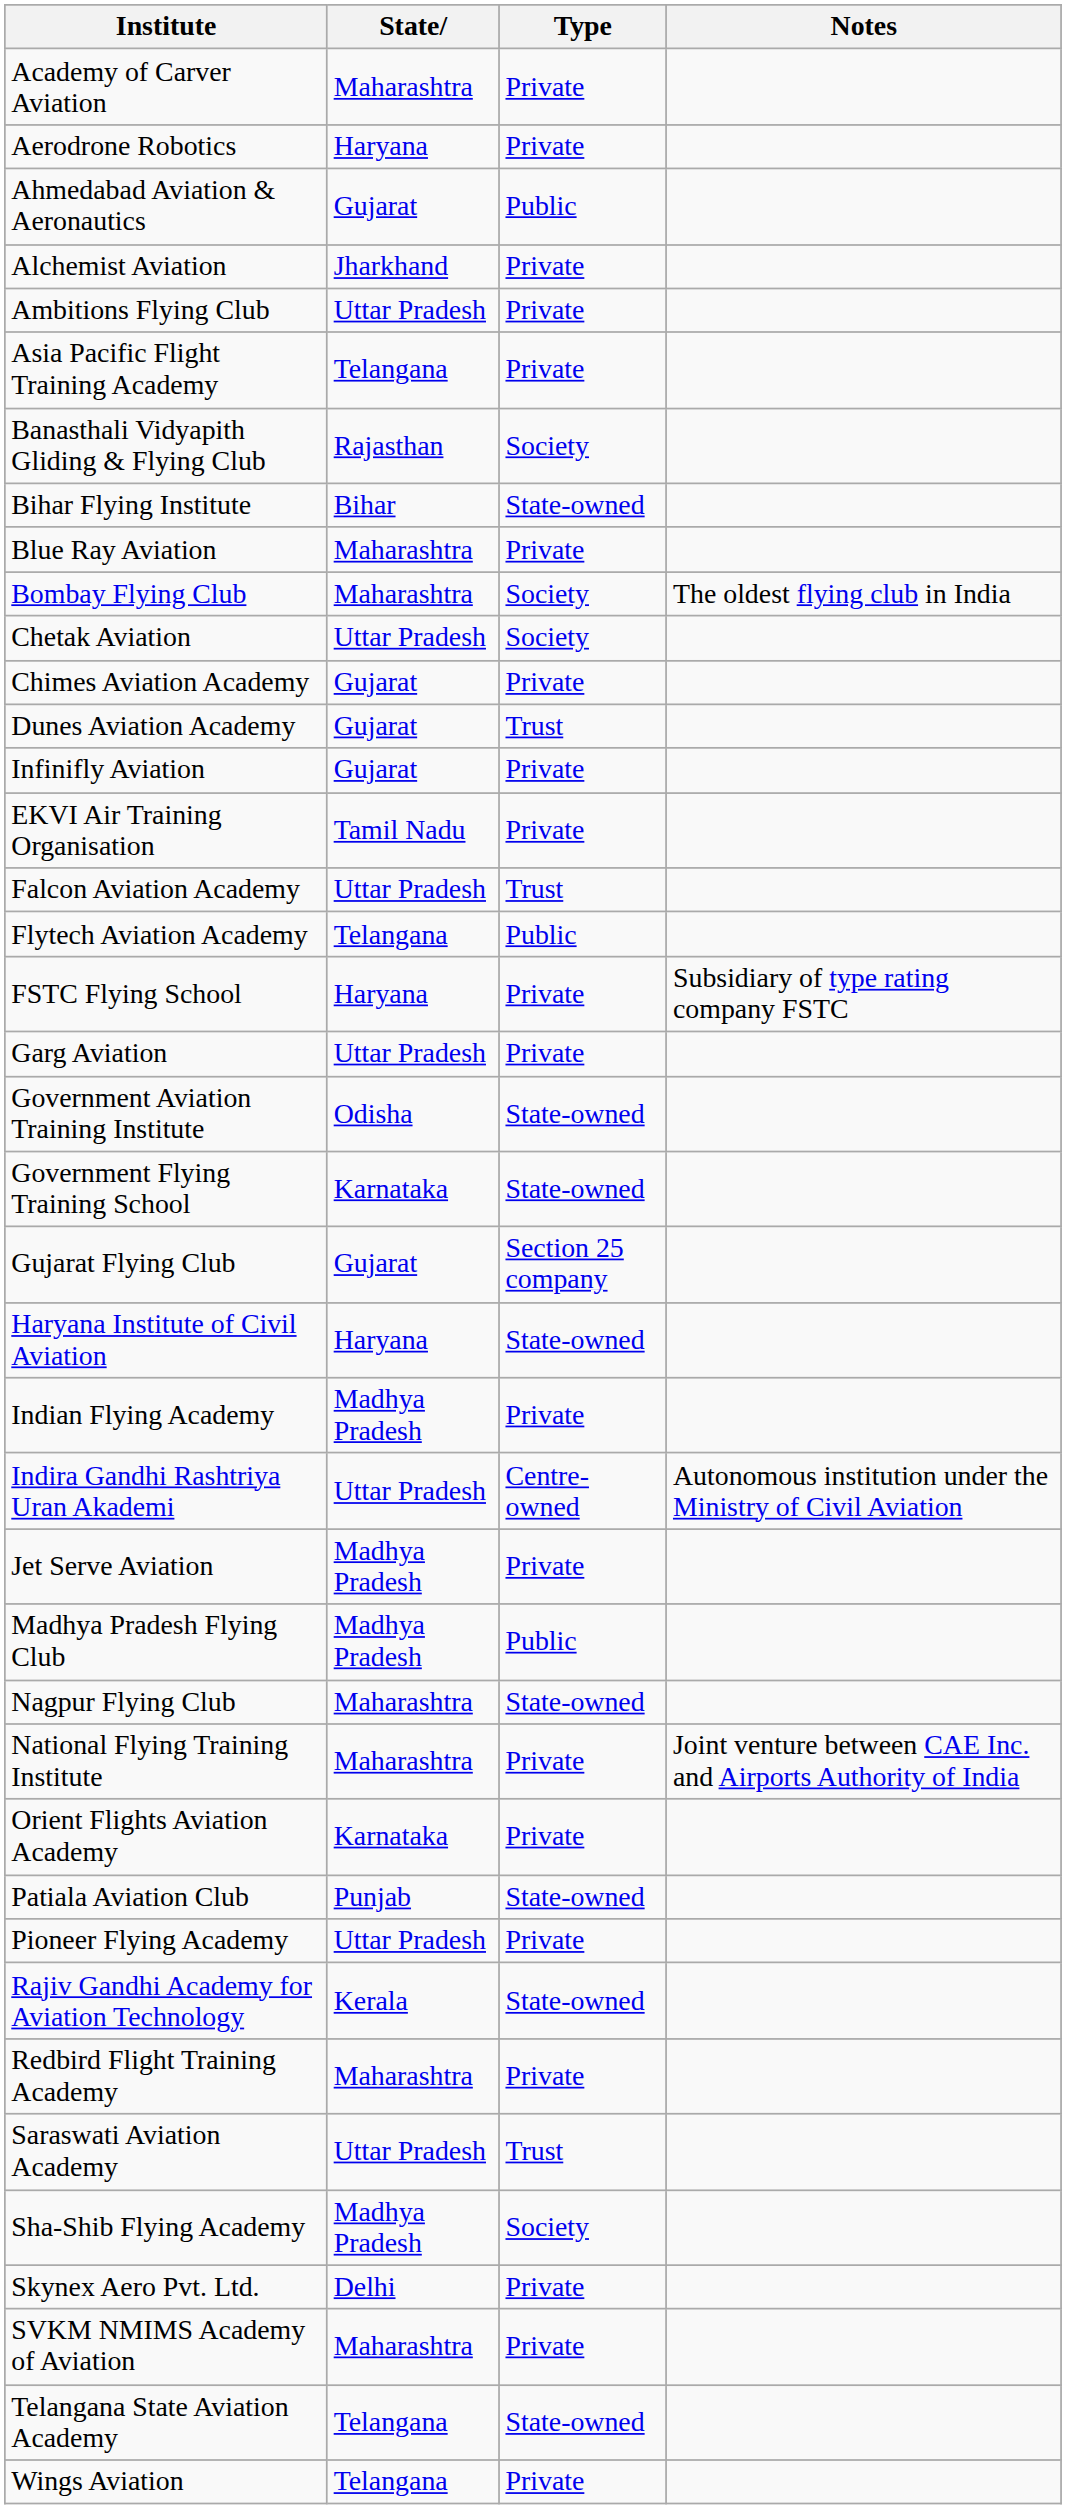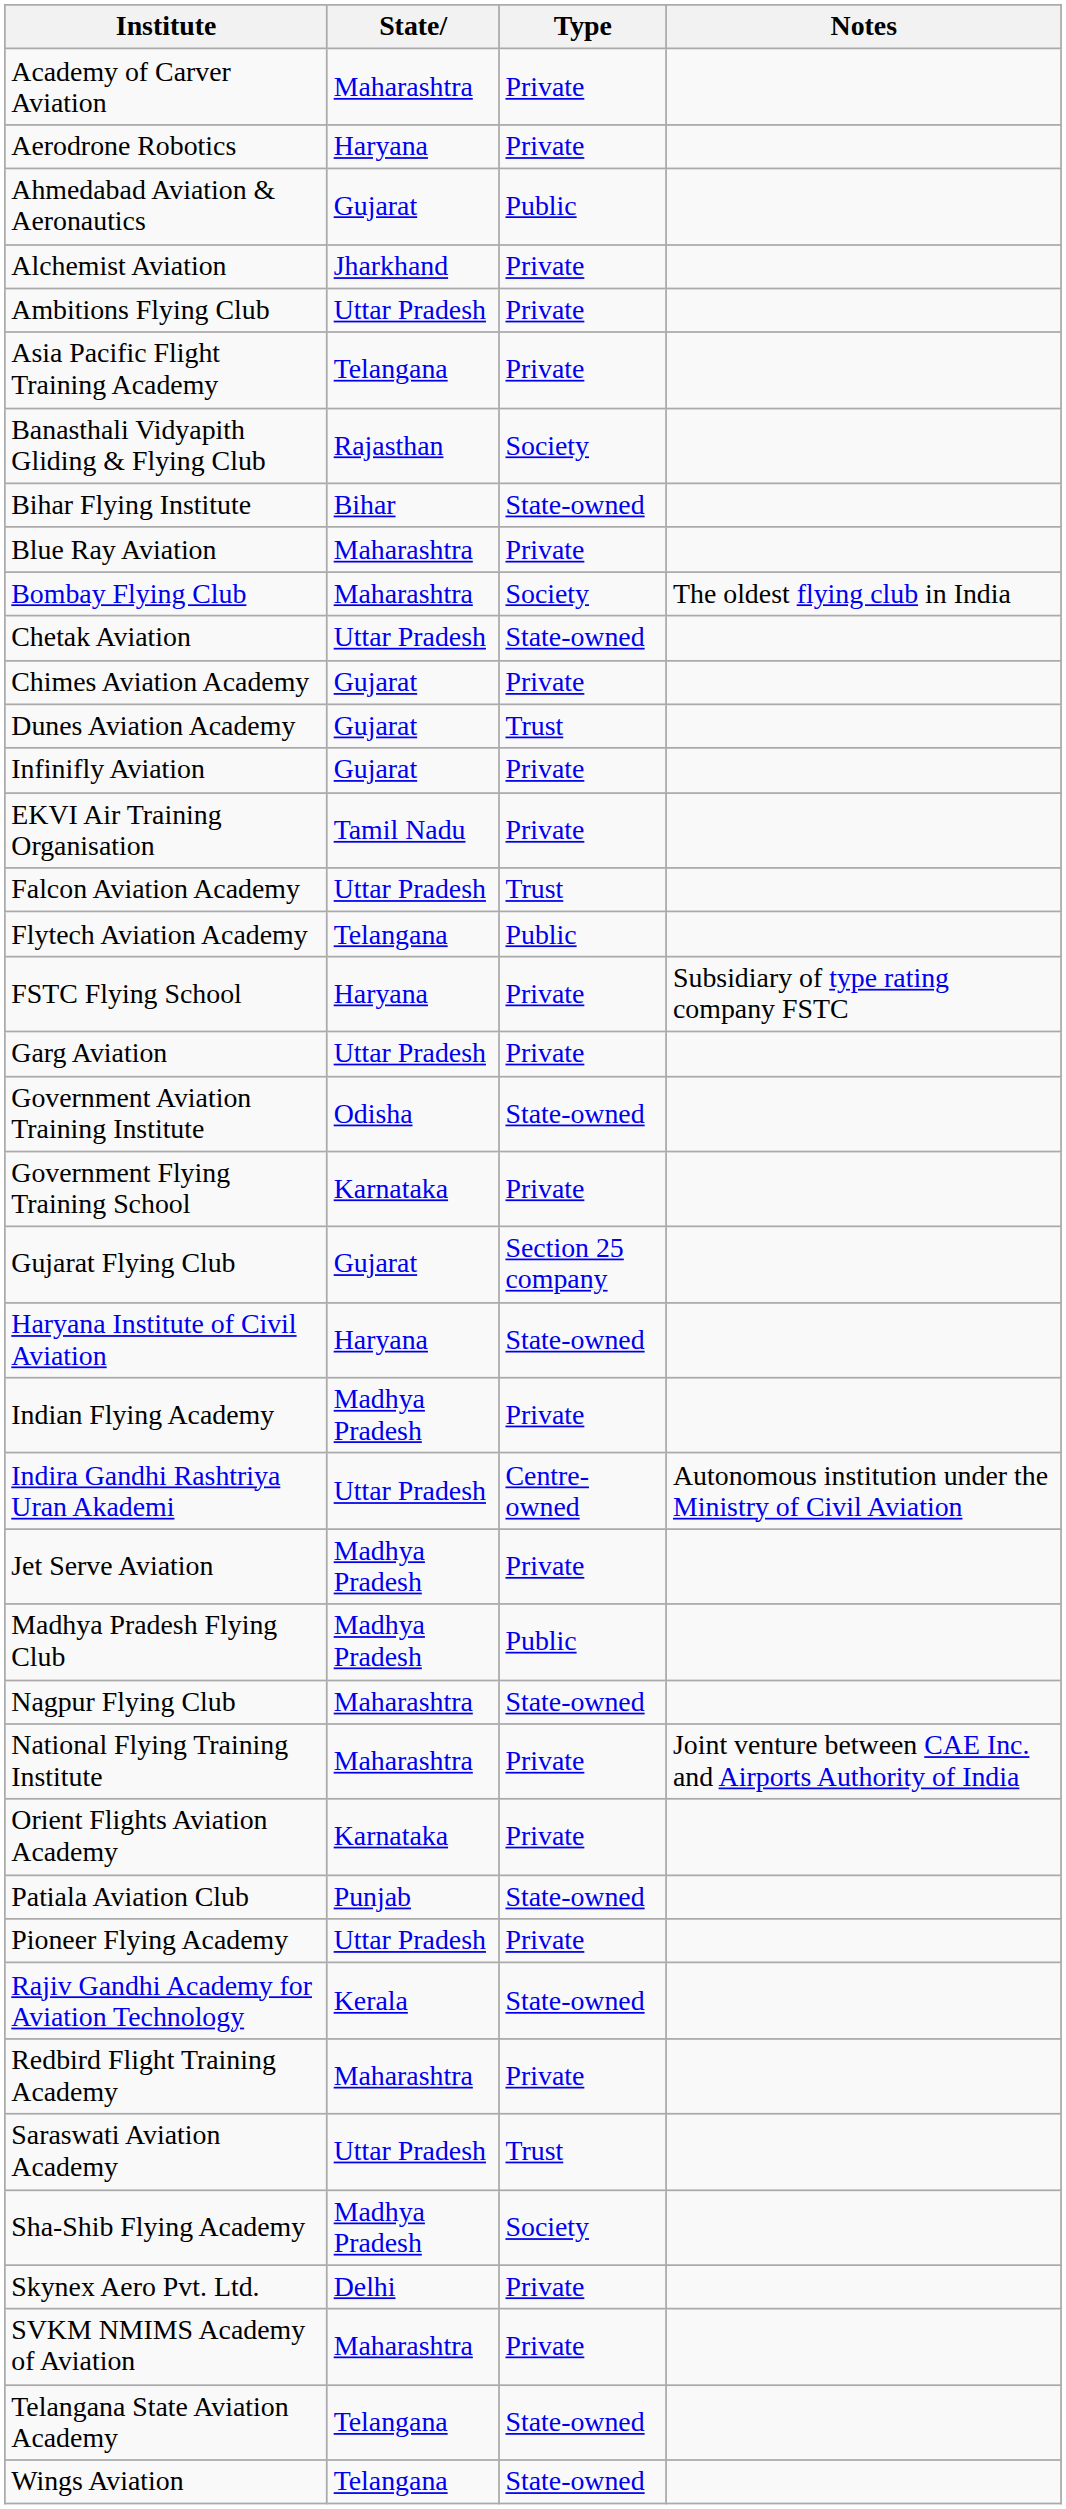(547, 637) Society -> (575, 637) State-owned
(575, 1188) State-owned -> (545, 1188) Private
(545, 2481) Private -> (575, 2481) State-owned
